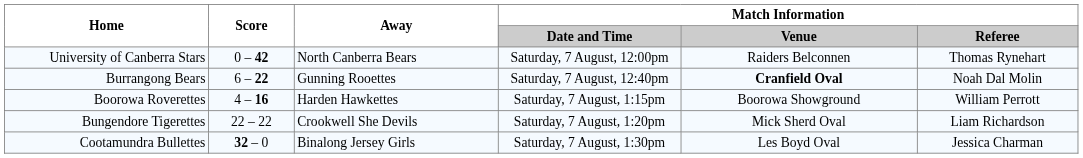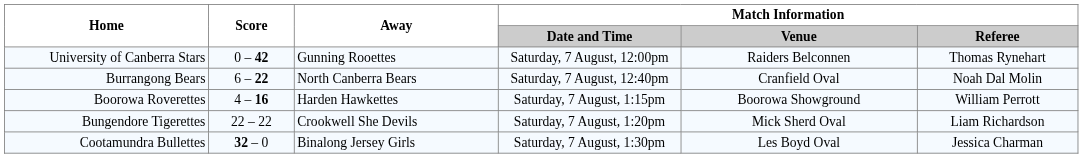(357, 57) North Canberra Bears -> (347, 57) Gunning Rooettes
(347, 78) Gunning Rooettes -> (357, 78) North Canberra Bears
(799, 78) bold -> (799, 78) normal
